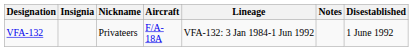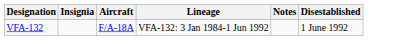- column: (120, 12)
